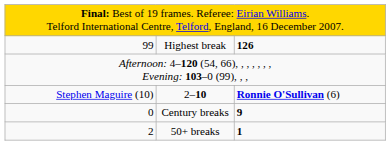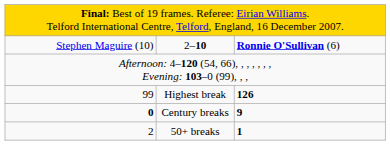rows swapped: (195, 95) <-> (195, 45)
(151, 113) normal -> (151, 113) bold
